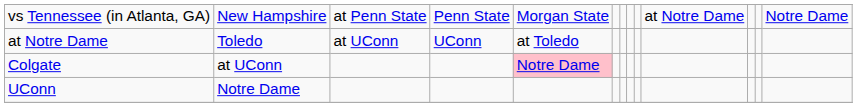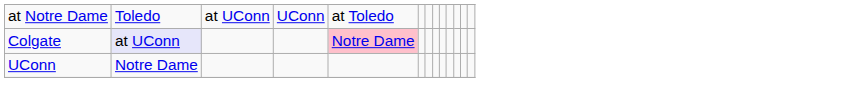- row: (109, 16)
(250, 65) no background -> (147, 41) lavender background
